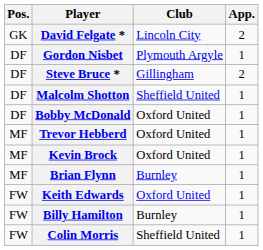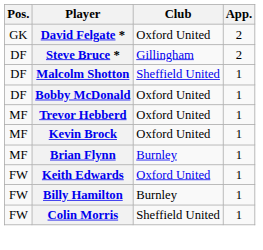(168, 34) Lincoln City -> (173, 34) Oxford United
- row: (83, 54)
